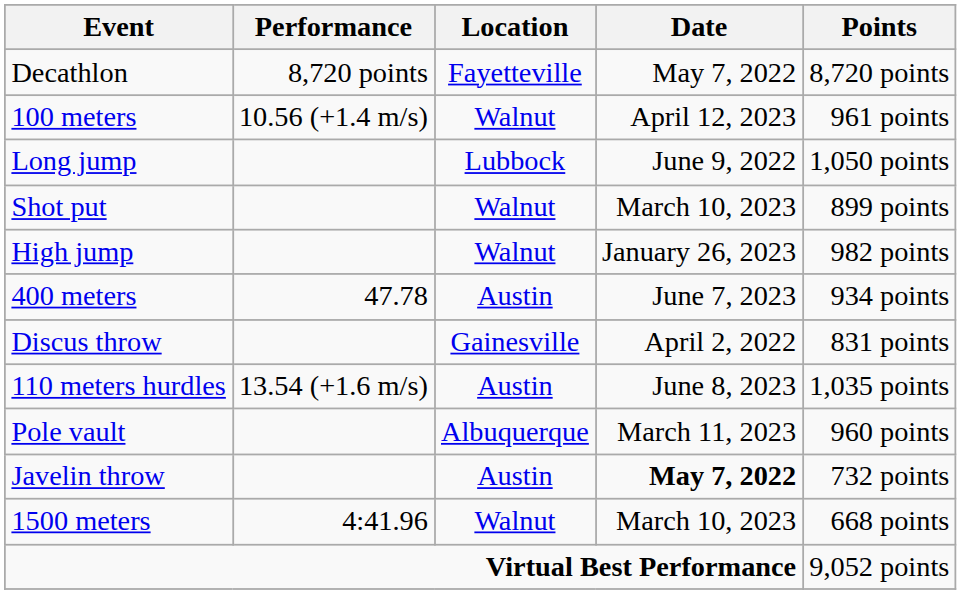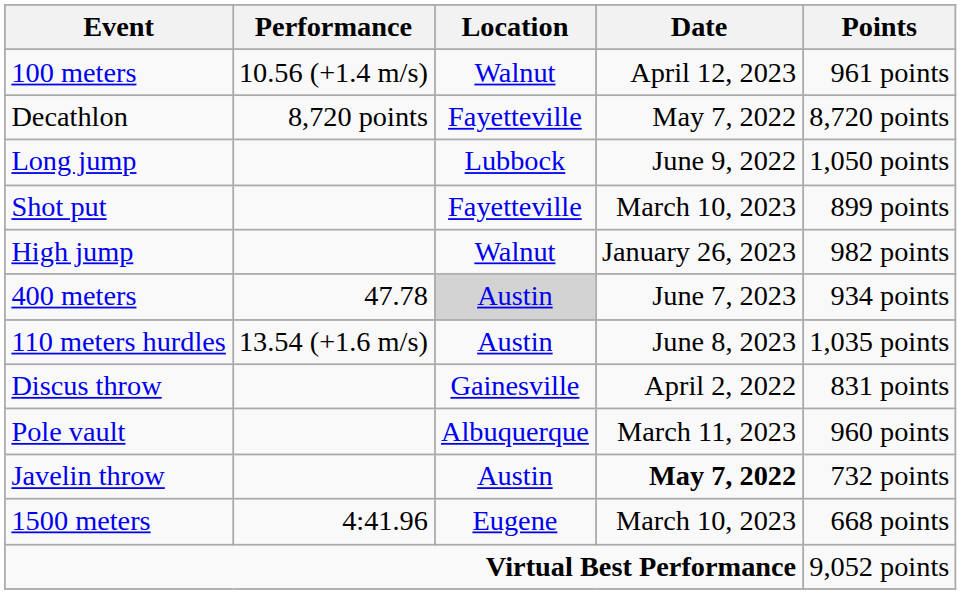rows swapped: (70, 71) <-> (74, 116)
(515, 206) Walnut -> (515, 206) Fayetteville
(515, 296) no background -> (515, 296) lightgrey background
rows swapped: (119, 386) <-> (87, 341)
(515, 521) Walnut -> (515, 521) Eugene
